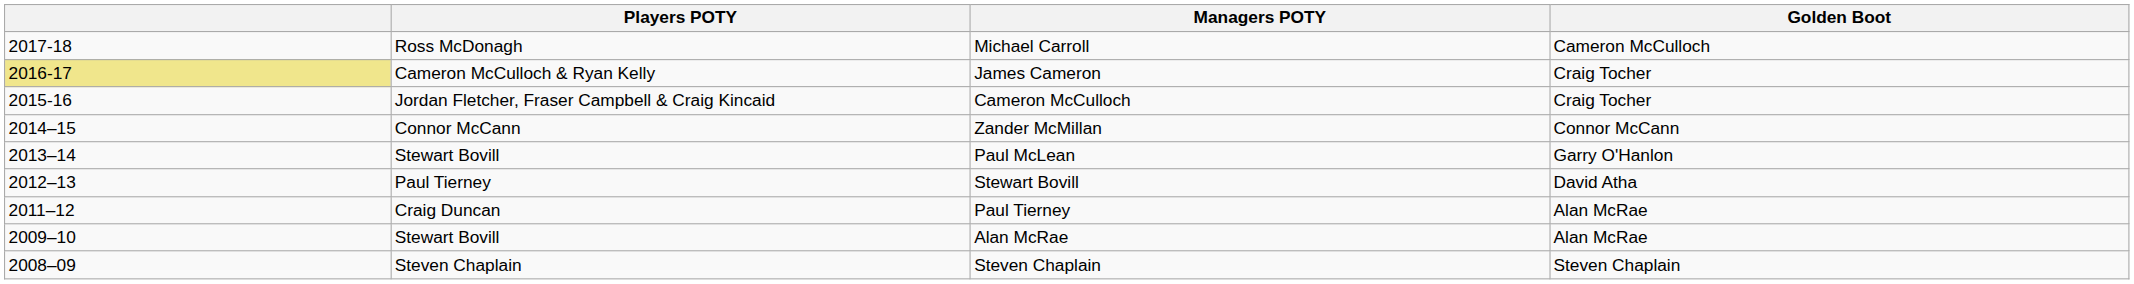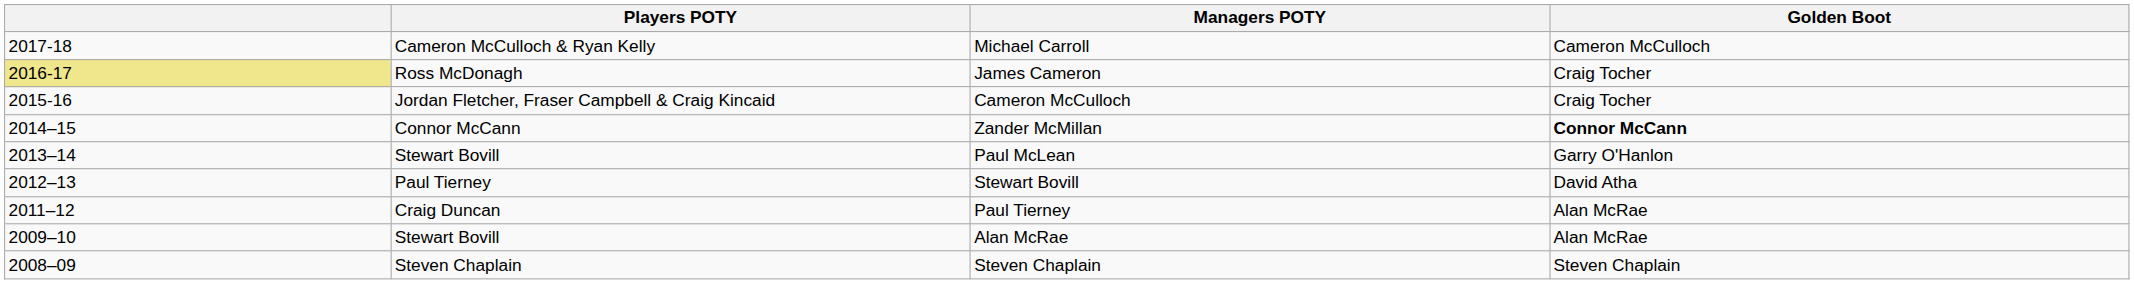(459, 45) Ross McDonagh -> (525, 45) Cameron McCulloch & Ryan Kelly
(525, 73) Cameron McCulloch & Ryan Kelly -> (459, 73) Ross McDonagh
(1616, 127) normal -> (1620, 127) bold
